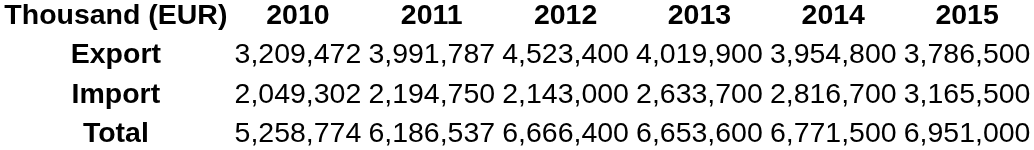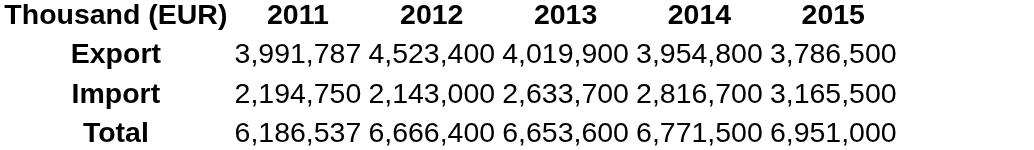- column: (298, 14)
